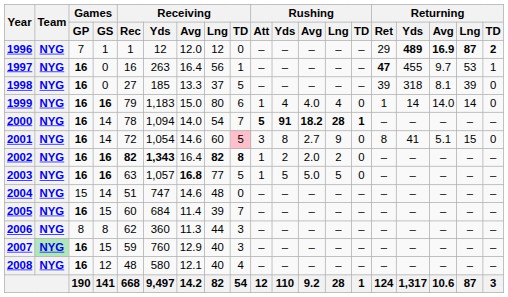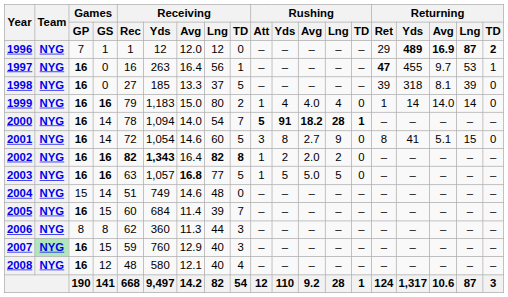(241, 103) 6 -> (241, 103) 2
(241, 139) pink background -> (241, 139) no background
(160, 193) 747 -> (160, 193) 749
